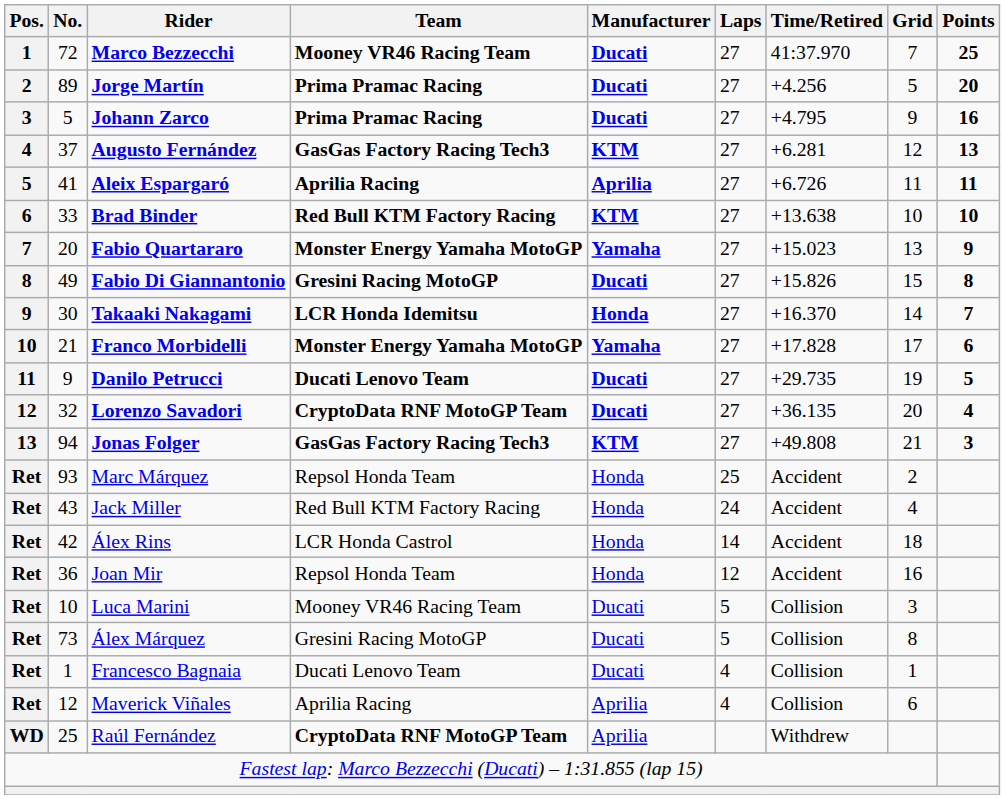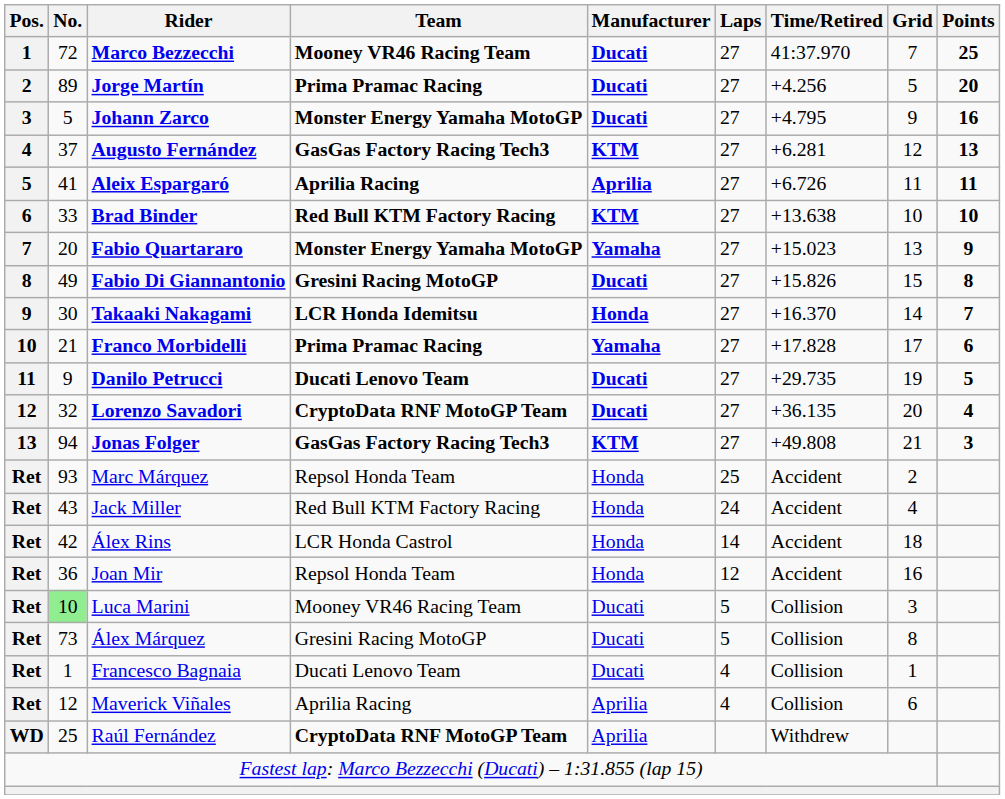(388, 117) Prima Pramac Racing -> (439, 117) Monster Energy Yamaha MotoGP
(439, 345) Monster Energy Yamaha MotoGP -> (388, 345) Prima Pramac Racing
(68, 605) no background -> (68, 605) lightgreen background
